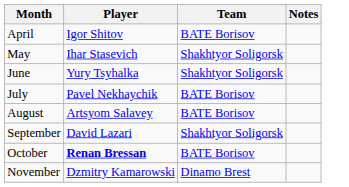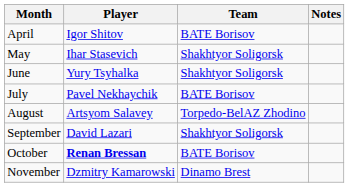(218, 113) BATE Borisov -> (243, 113) Torpedo-BelAZ Zhodino
